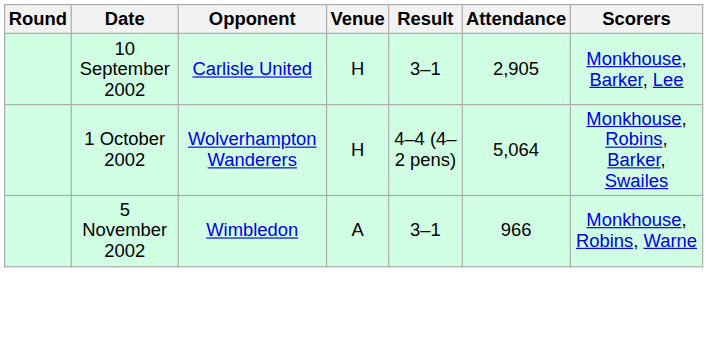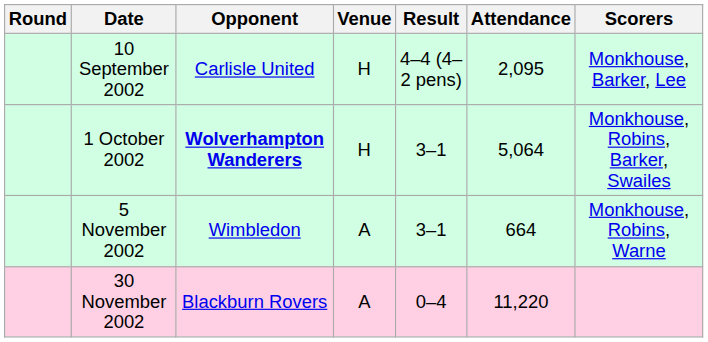(425, 68) 3–1 -> (431, 68) 4–4 (4–2 pens)
(516, 68) 2,905 -> (521, 68) 2,095
(252, 149) normal -> (255, 149) bold
(425, 149) 4–4 (4–2 pens) -> (431, 149) 3–1
(516, 230) 966 -> (521, 230) 664
+ row: (124, 301)
